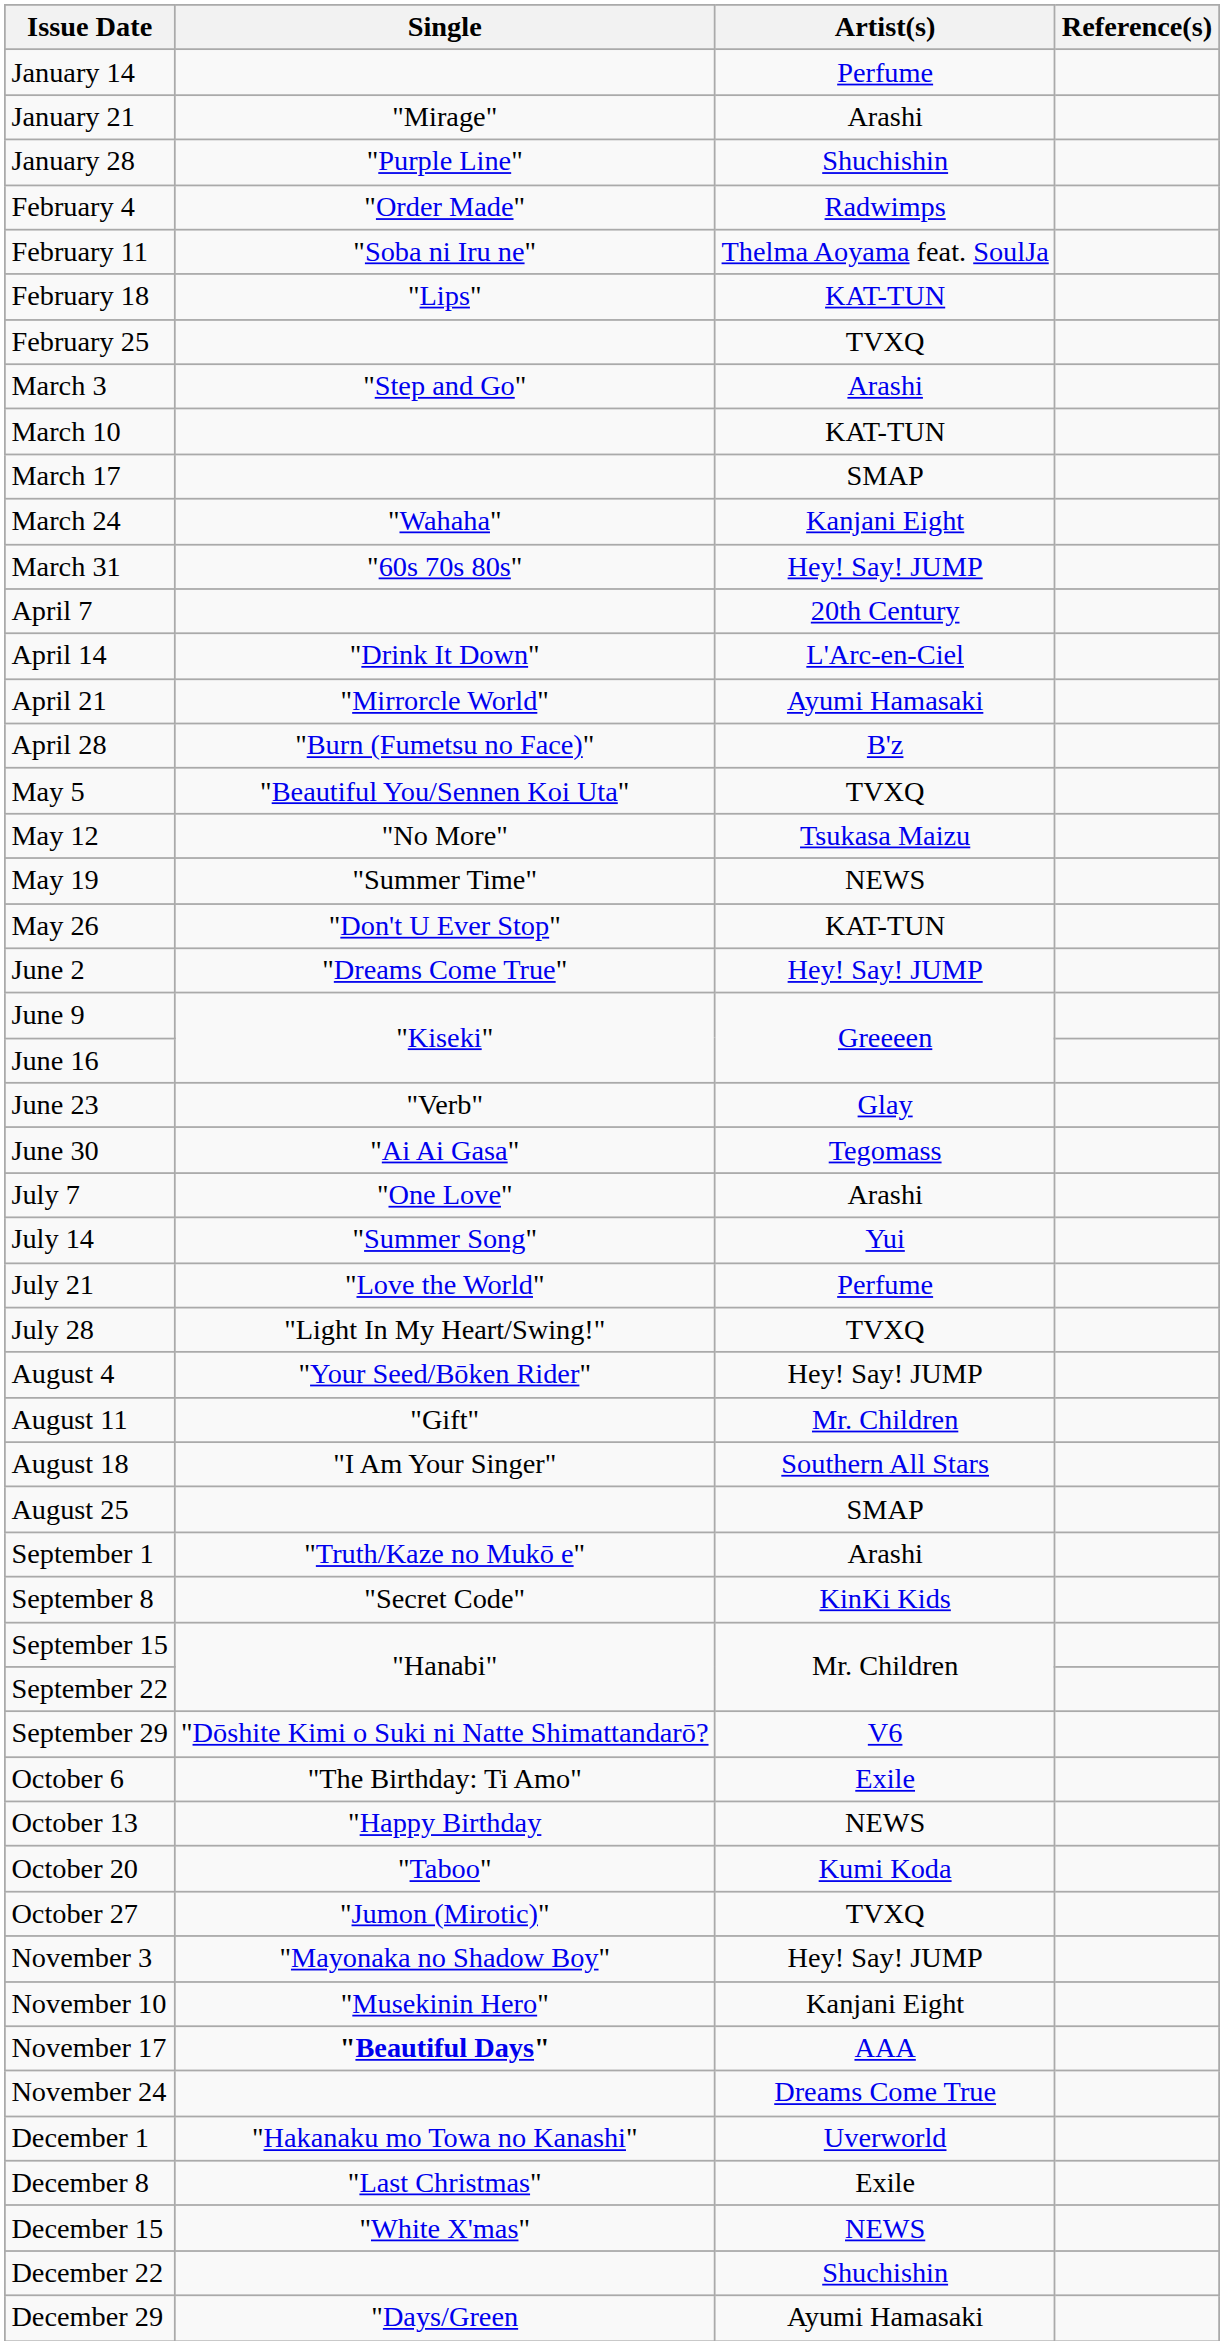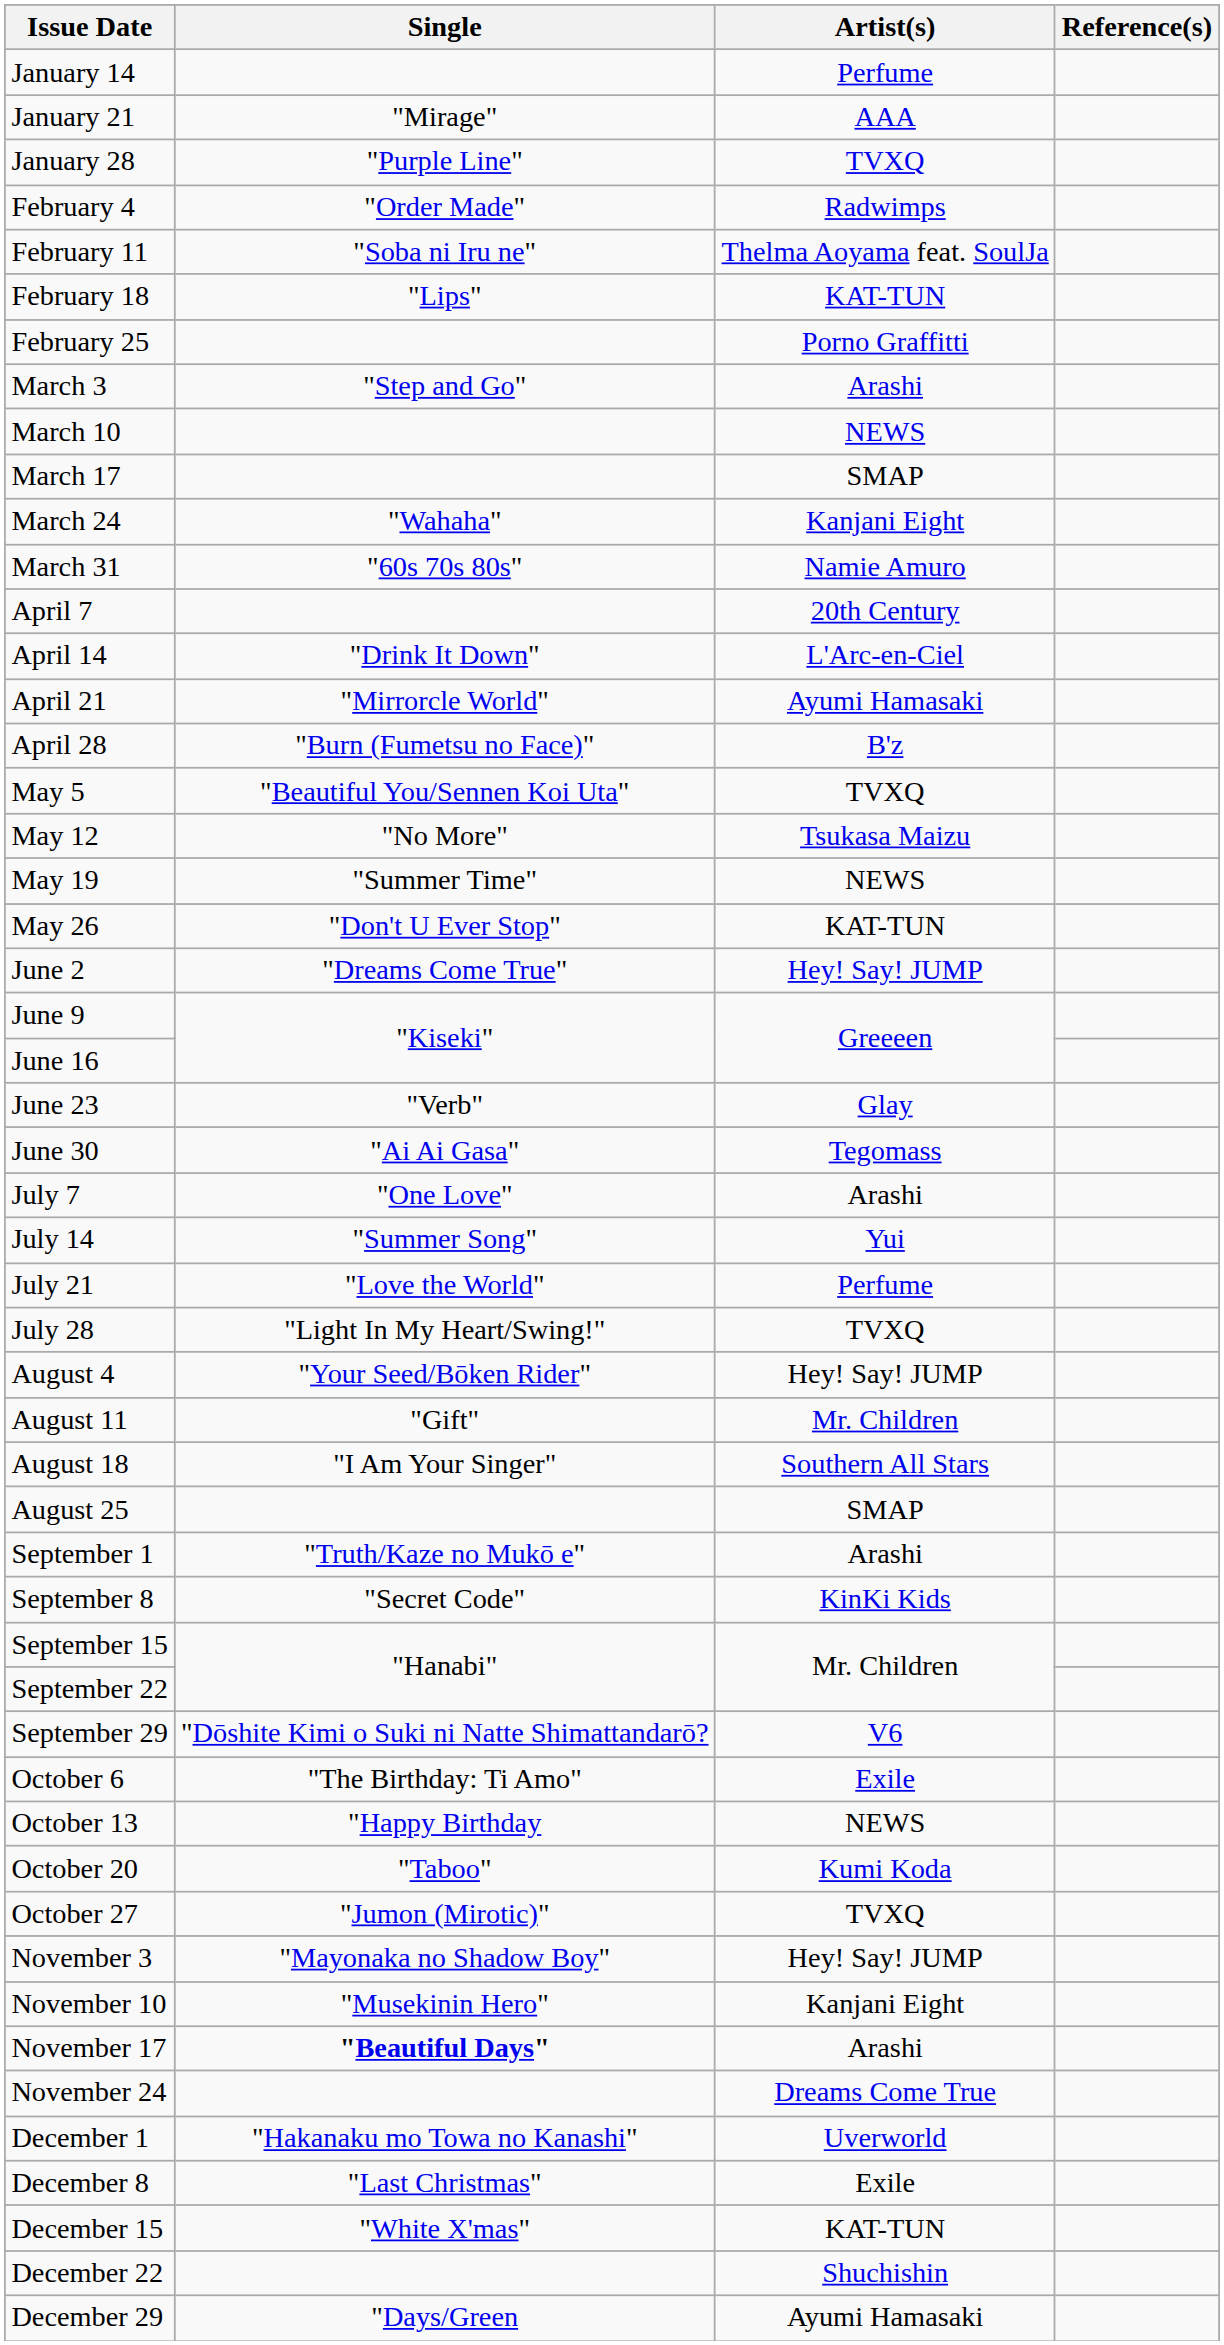(885, 116) Arashi -> (885, 116) AAA
(885, 161) Shuchishin -> (885, 161) TVXQ
(885, 341) TVXQ -> (885, 341) Porno Graffitti
(885, 431) KAT-TUN -> (885, 431) NEWS
(885, 565) Hey! Say! JUMP -> (885, 565) Namie Amuro
(885, 2048) AAA -> (885, 2048) Arashi
(885, 2227) NEWS -> (885, 2227) KAT-TUN
